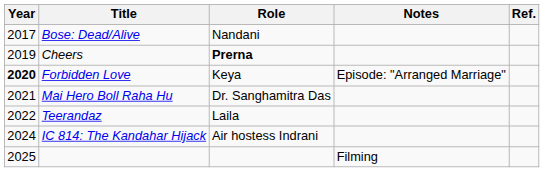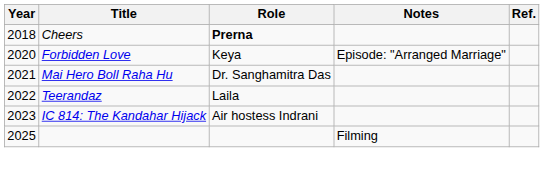- row: (91, 34)
(22, 55) 2019 -> (22, 34) 2018
(22, 75) bold -> (22, 55) normal
(22, 136) 2024 -> (22, 116) 2023
